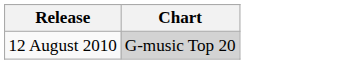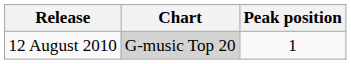+ column: (293, 18)
